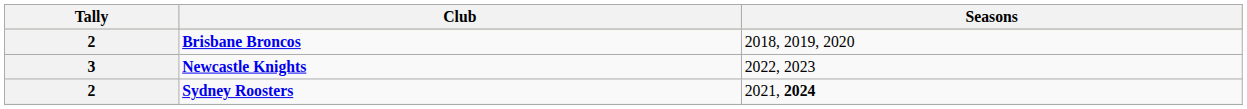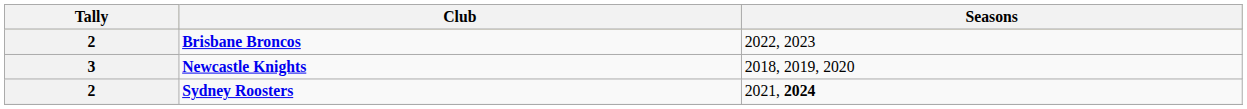(800, 41) 2018, 2019, 2020 -> (780, 41) 2022, 2023
(780, 66) 2022, 2023 -> (800, 66) 2018, 2019, 2020
